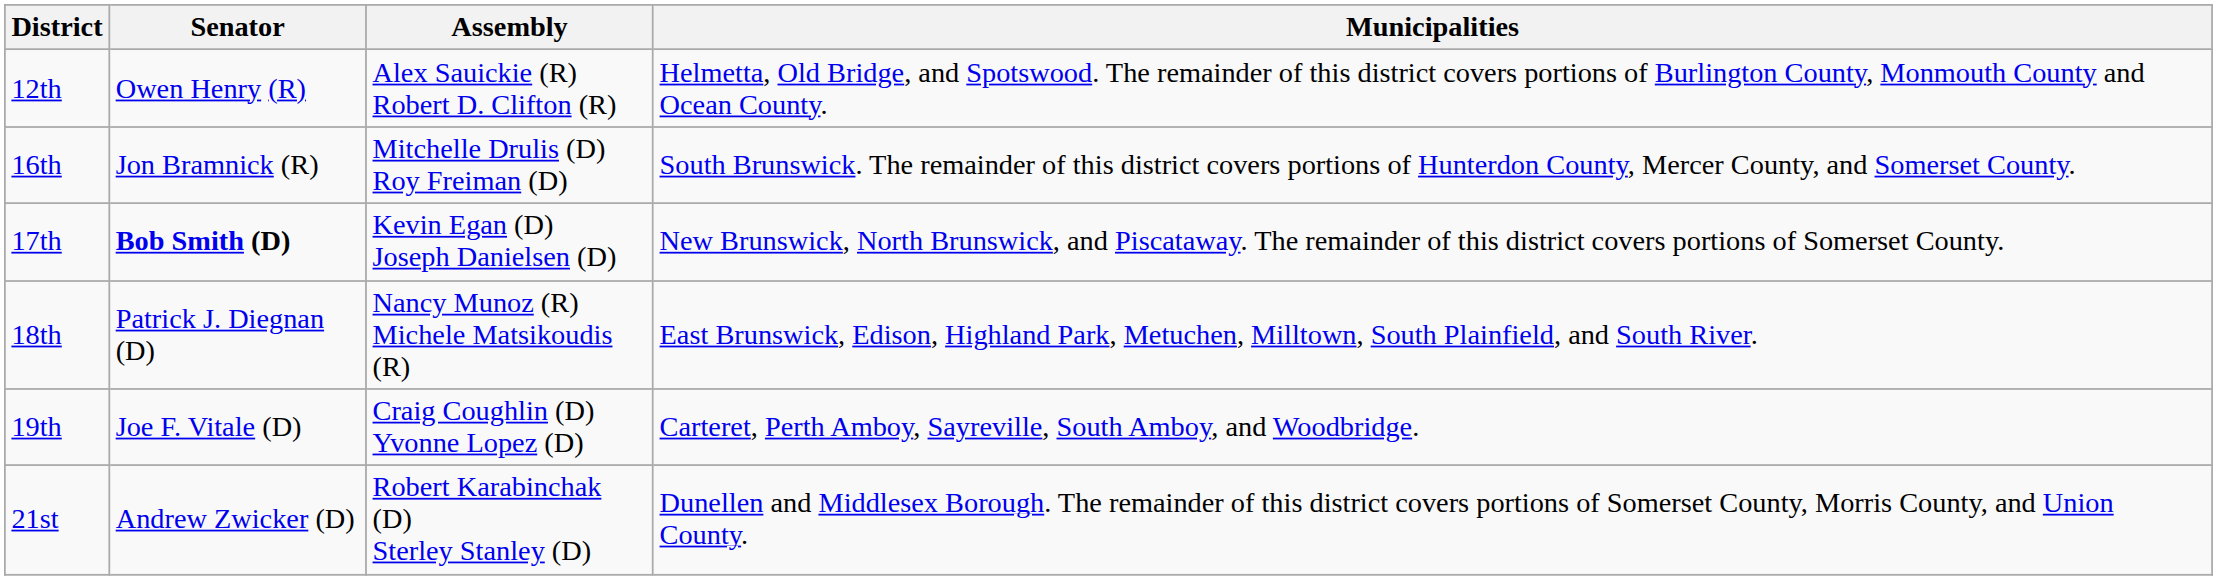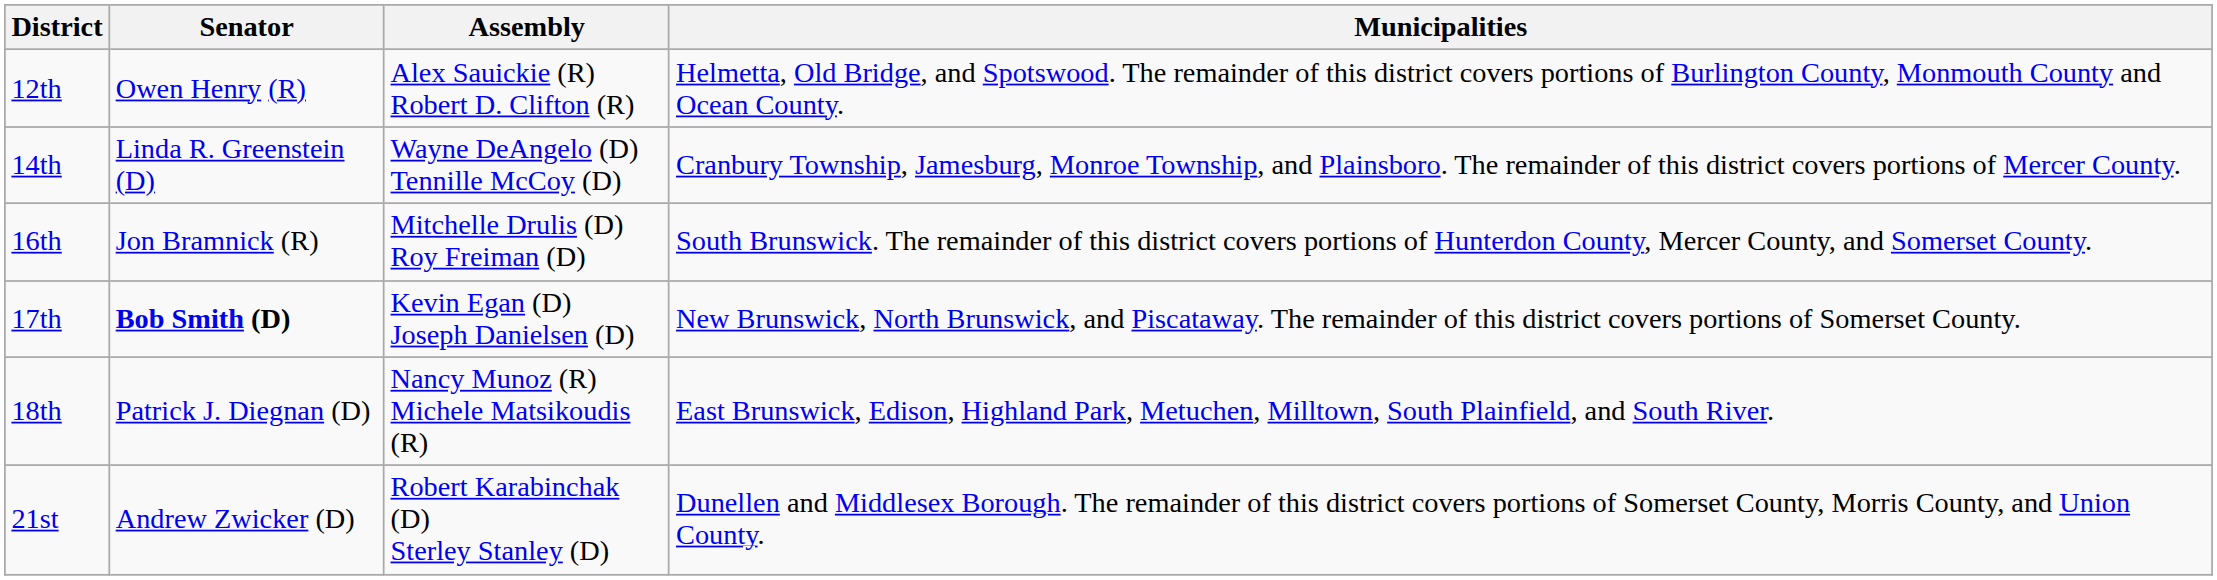+ row: (37, 164)
- row: (37, 426)
